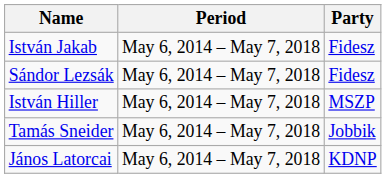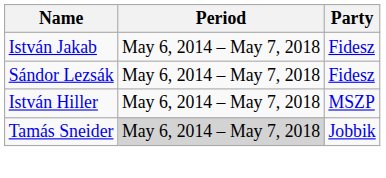(221, 131) no background -> (221, 131) lightgrey background
- row: (60, 159)
